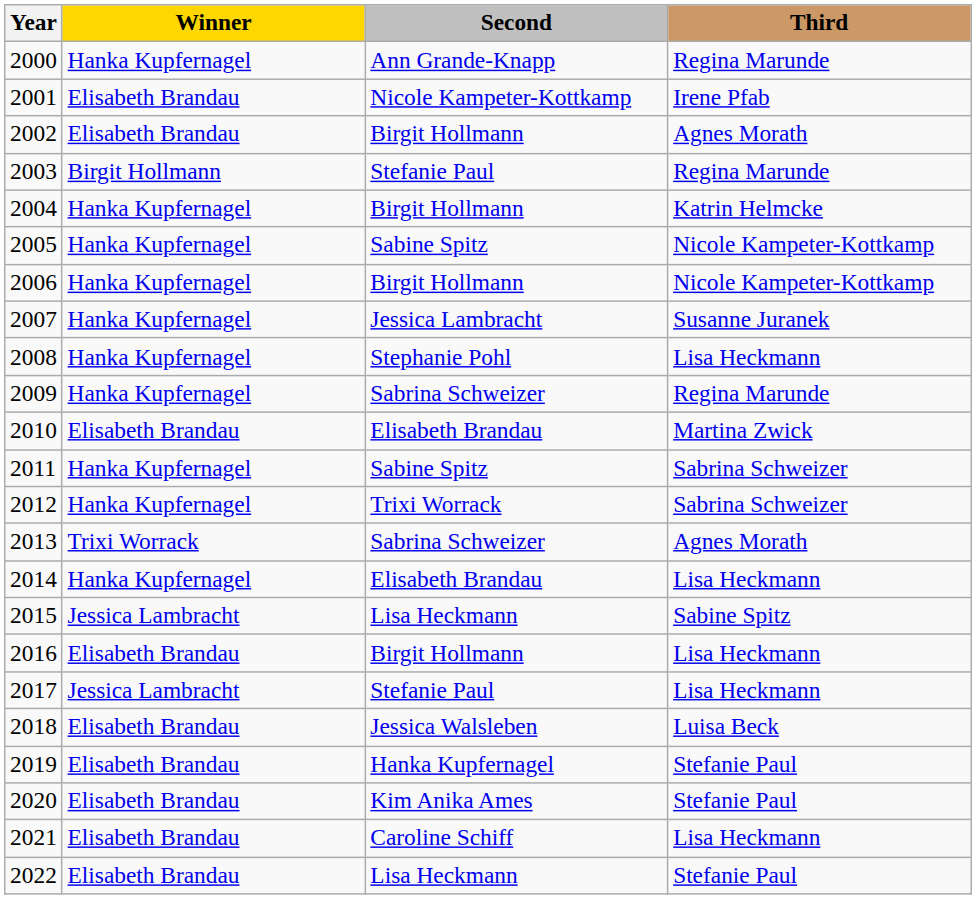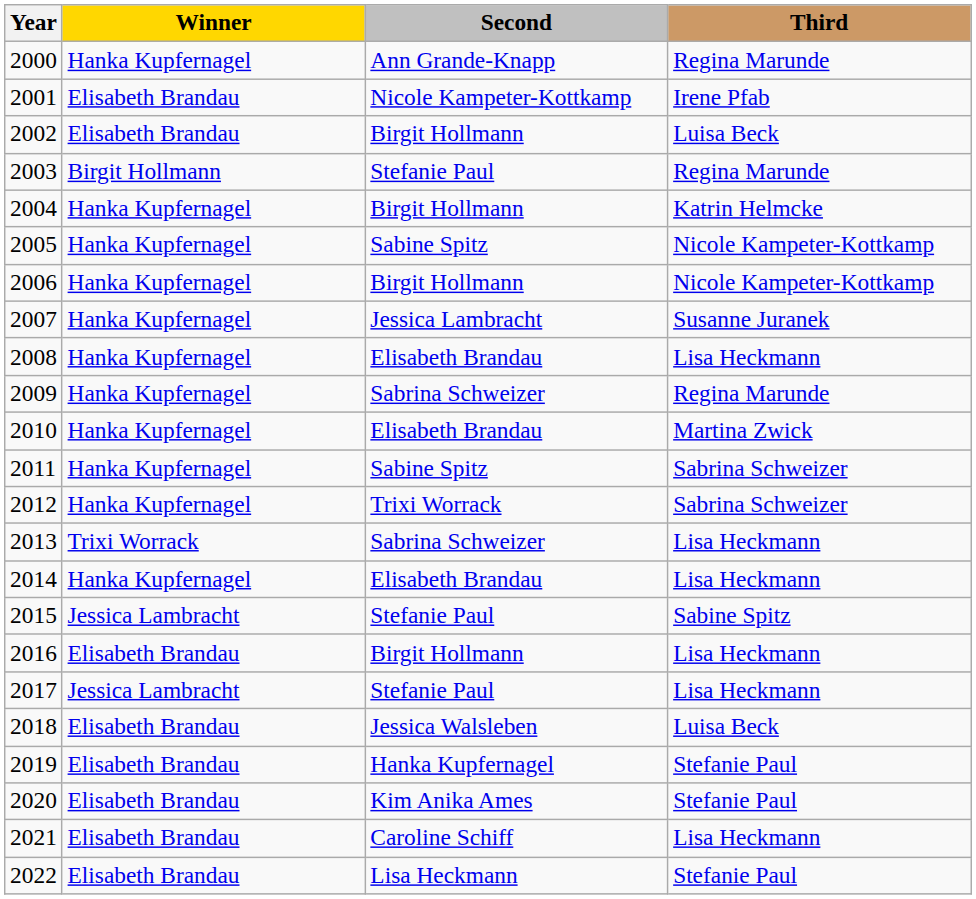(740, 134) Agnes Morath -> (726, 134) Luisa Beck
(441, 356) Stephanie Pohl -> (456, 356) Elisabeth Brandau
(154, 430) Elisabeth Brandau -> (159, 430) Hanka Kupfernagel
(740, 541) Agnes Morath -> (747, 541) Lisa Heckmann
(444, 615) Lisa Heckmann -> (432, 615) Stefanie Paul
